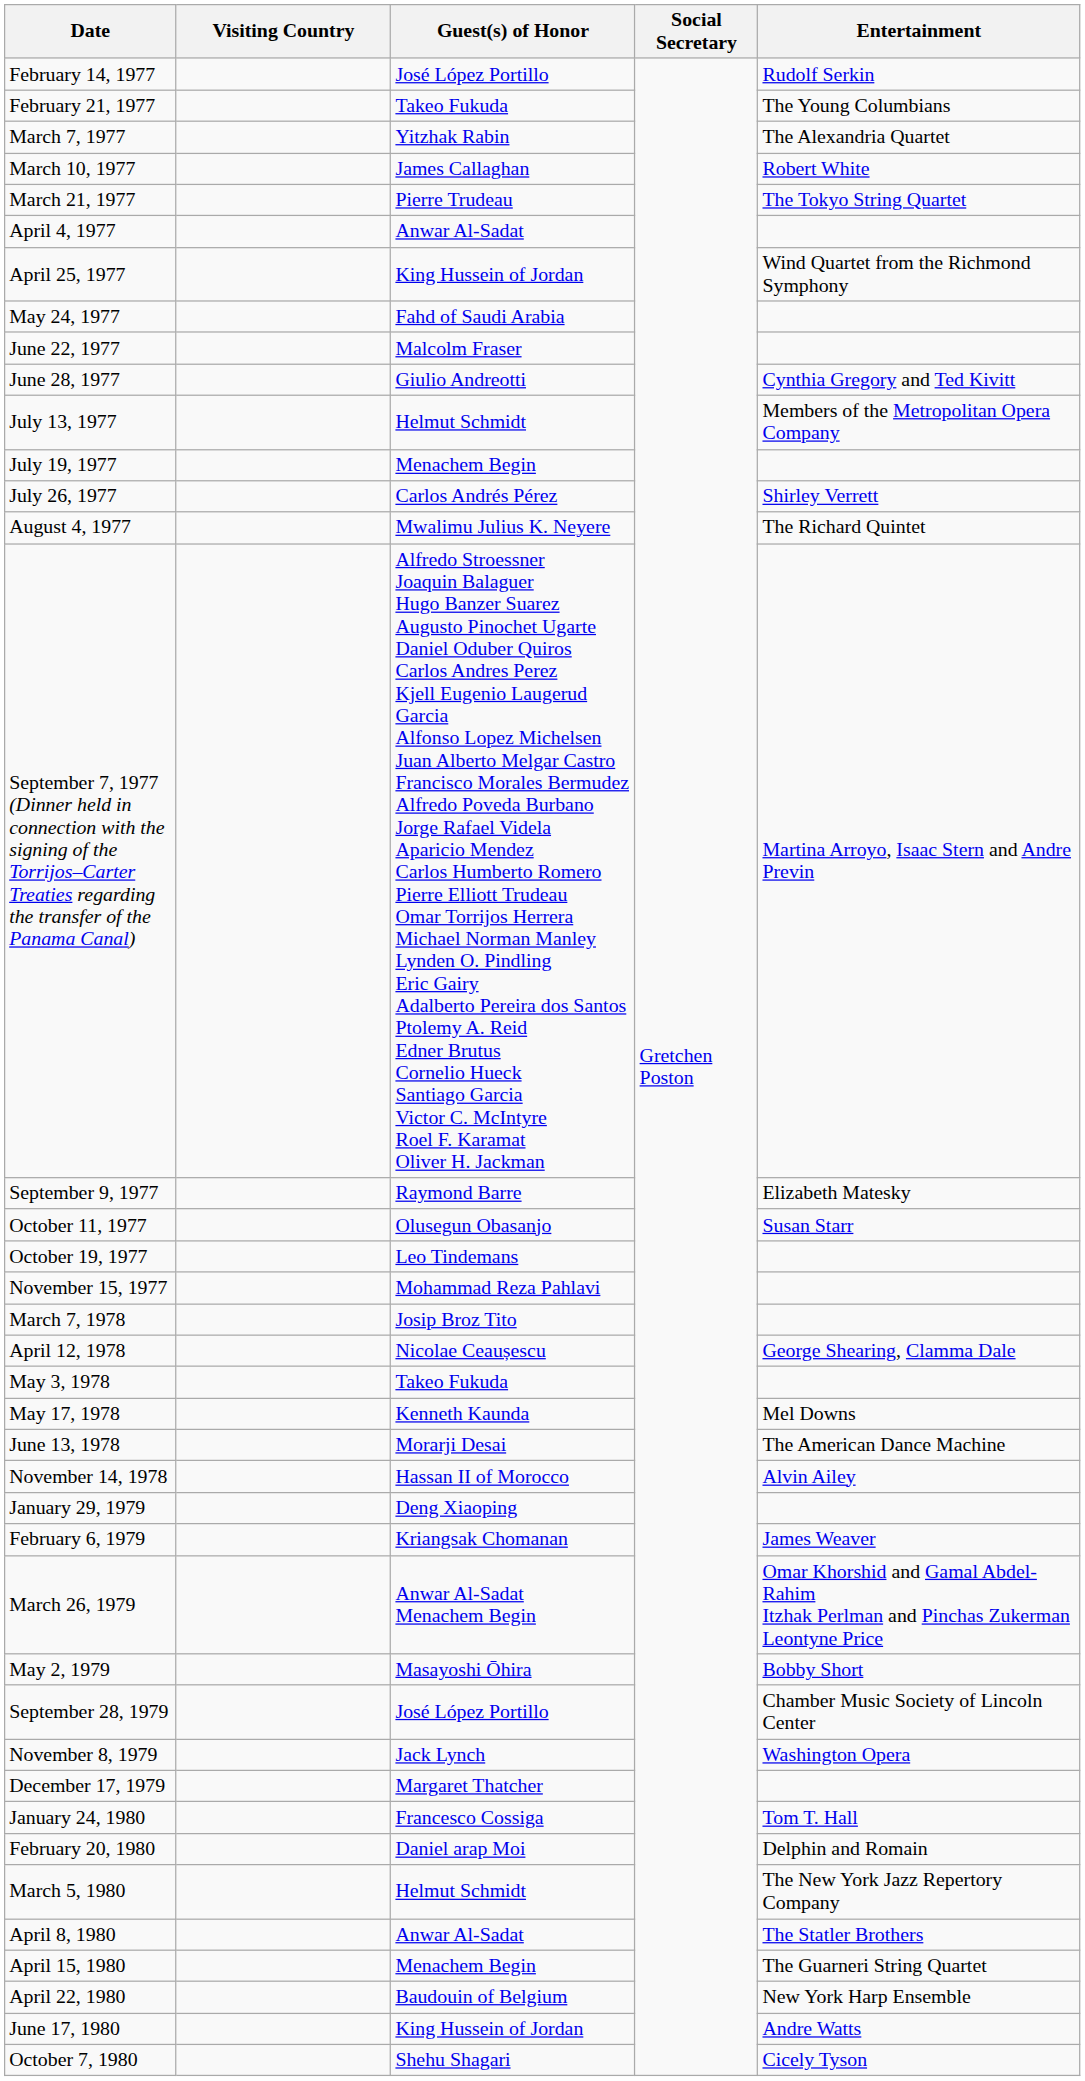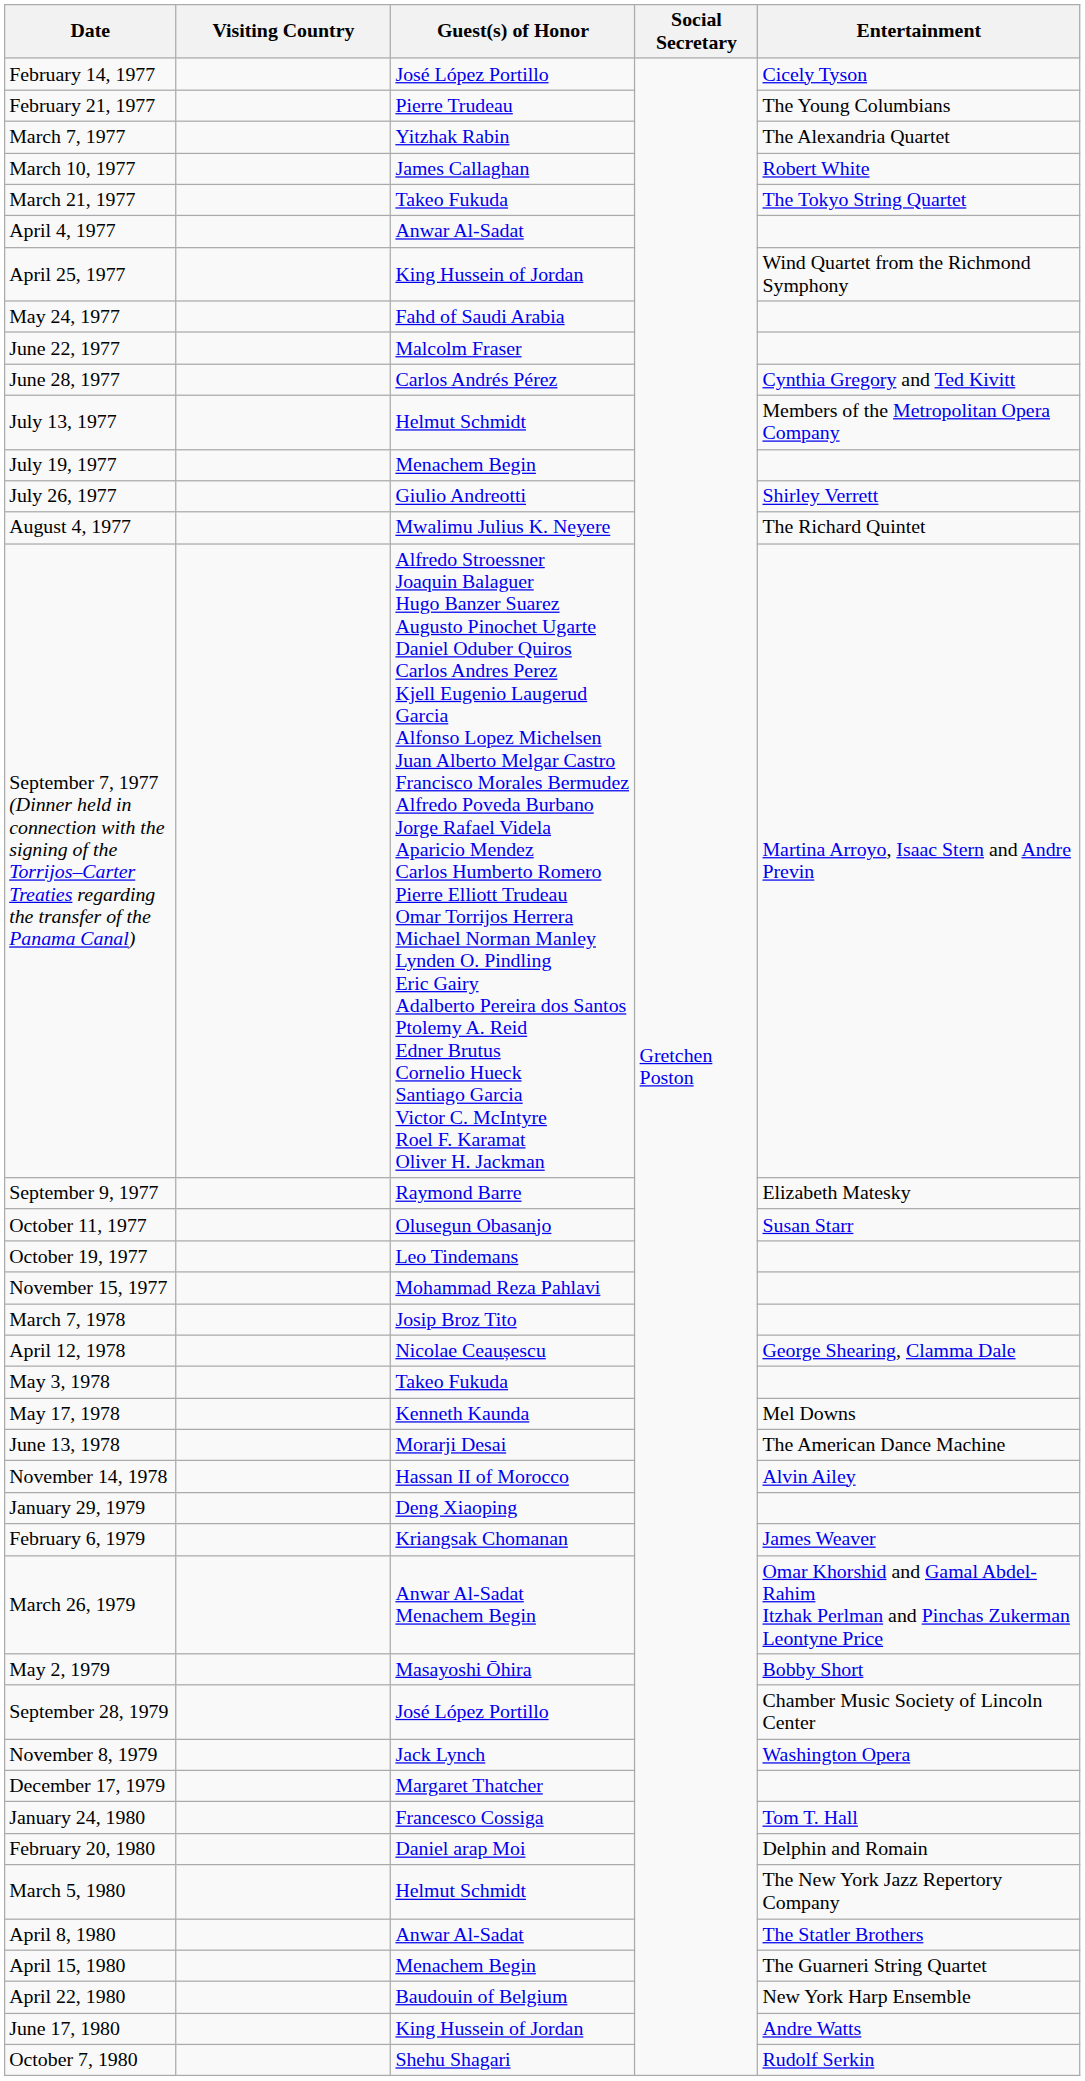(818, 74) Rudolf Serkin -> (815, 74) Cicely Tyson
(452, 105) Takeo Fukuda -> (454, 105) Pierre Trudeau
(454, 199) Pierre Trudeau -> (452, 199) Takeo Fukuda
(461, 379) Giulio Andreotti -> (476, 379) Carlos Andrés Pérez
(476, 496) Carlos Andrés Pérez -> (461, 496) Giulio Andreotti
(815, 2060) Cicely Tyson -> (818, 2060) Rudolf Serkin
